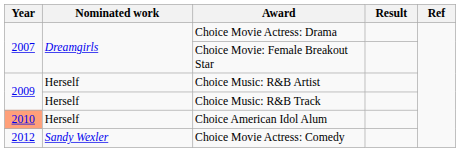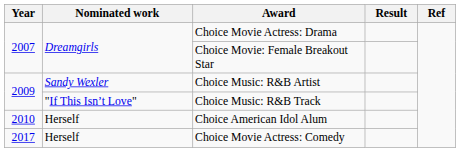(62, 82) Herself -> (77, 82) Sandy Wexler
(62, 100) Herself -> (91, 100) "If This Isn’t Love"
(23, 119) lightsalmon background -> (23, 119) no background
(23, 138) 2012 -> (23, 138) 2017
(77, 138) Sandy Wexler -> (62, 138) Herself
